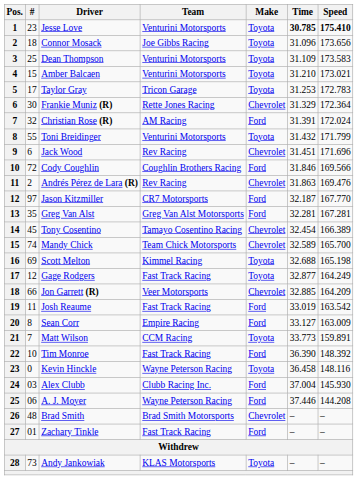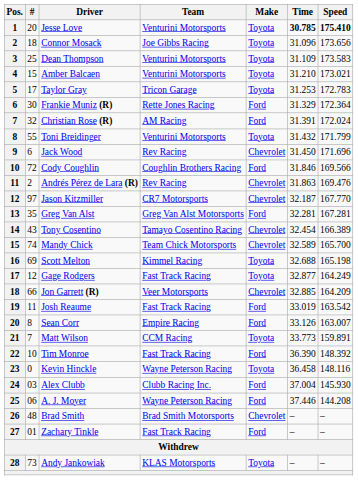(32, 27) 23 -> (32, 27) 20
(267, 105) Chevrolet -> (257, 105) Ford
(303, 152) 31.451 -> (303, 152) 31.450
(257, 198) Ford -> (267, 198) Chevrolet
(32, 229) 45 -> (32, 229) 43
(303, 323) 33.127 -> (303, 323) 33.126
(335, 323) 163.009 -> (335, 323) 163.007
